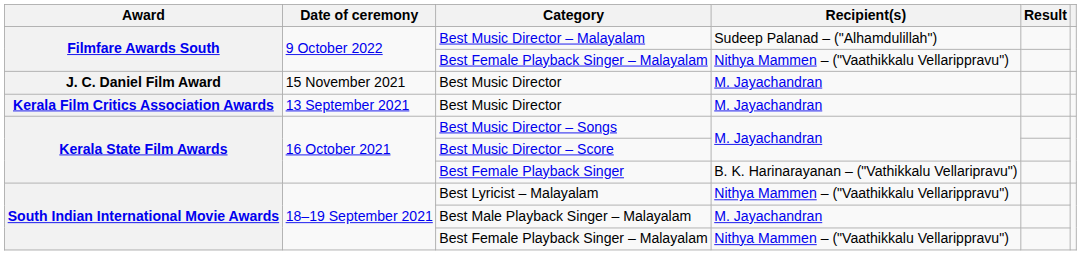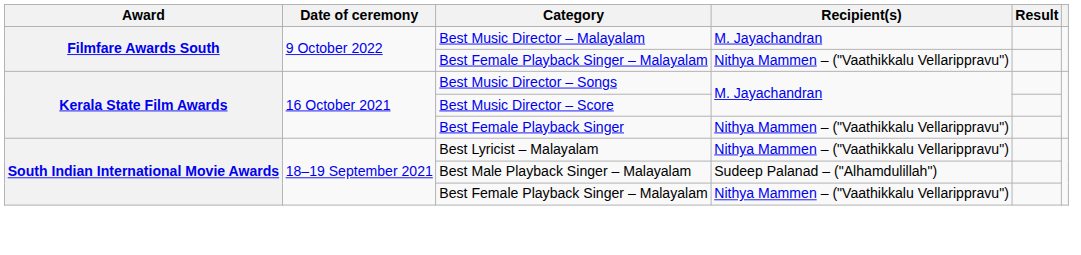(826, 37) Sudeep Palanad – ("Alhamdulillah") -> (768, 37) M. Jayachandran
- row: (143, 82)
- row: (143, 104)
(866, 171) B. K. Harinarayanan – ("Vathikkalu Vellaripravu") -> (862, 127) Nithya Mammen – ("Vaathikkalu Vellarippravu")
(768, 216) M. Jayachandran -> (826, 171) Sudeep Palanad – ("Alhamdulillah")
